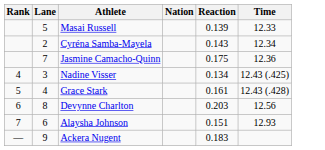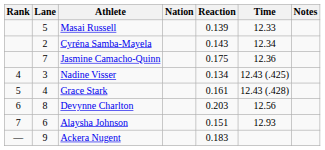+ column: (305, 12)
